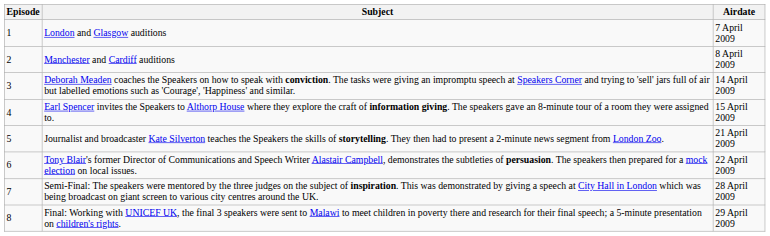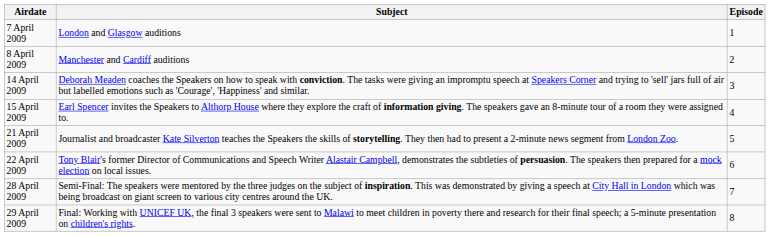columns swapped: (23, 12) <-> (739, 12)
